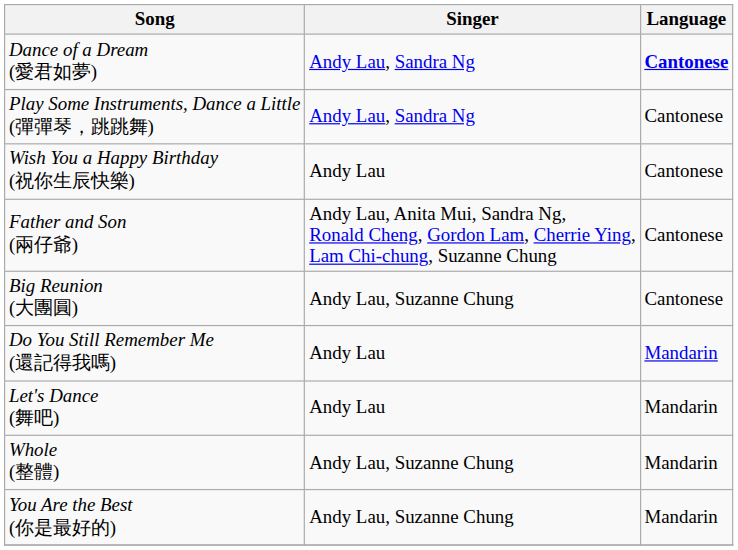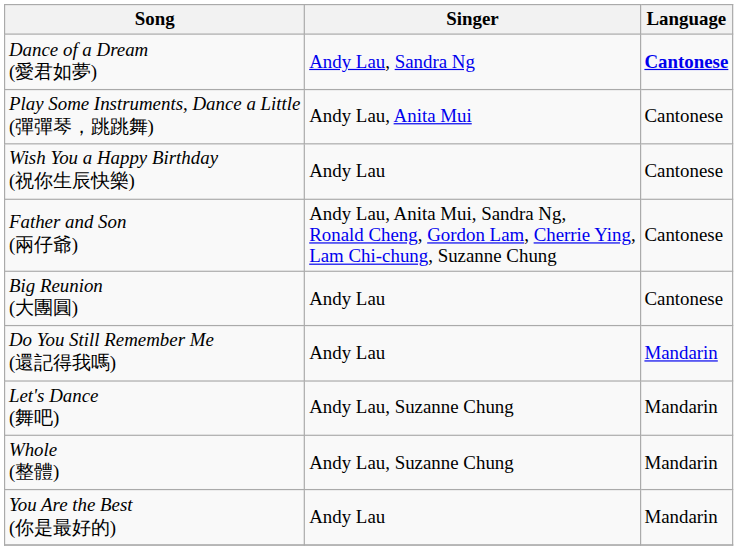(392, 116) Andy Lau, Sandra Ng -> (390, 116) Andy Lau, Anita Mui
(411, 298) Andy Lau, Suzanne Chung -> (347, 298) Andy Lau
(347, 407) Andy Lau -> (411, 407) Andy Lau, Suzanne Chung
(411, 517) Andy Lau, Suzanne Chung -> (347, 517) Andy Lau
